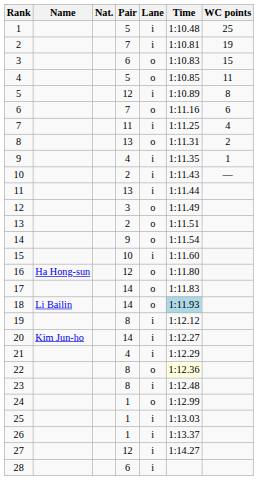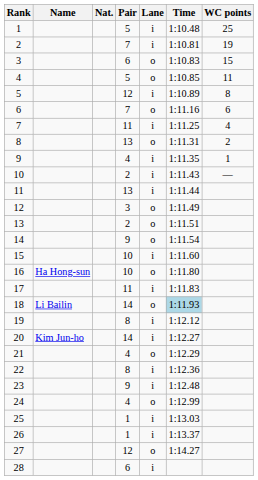(128, 272) 12 -> (128, 272) 10
(128, 288) 14 -> (128, 288) 11
(153, 288) o -> (153, 288) i
(153, 353) i -> (153, 353) o
(153, 369) o -> (153, 369) i
(184, 369) lightyellow background -> (184, 369) no background
(128, 386) 8 -> (128, 386) 9
(128, 402) 1 -> (128, 402) 4
(153, 451) i -> (153, 451) o
